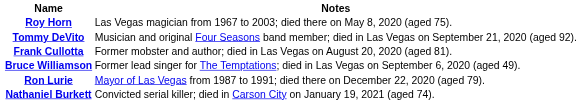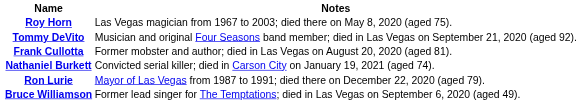rows swapped: (49, 66) <-> (49, 94)
